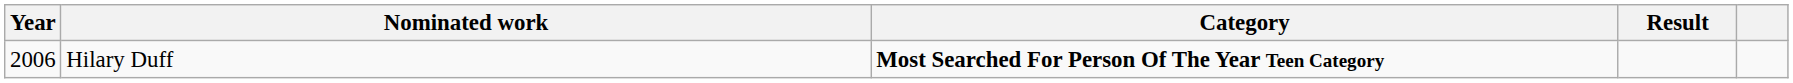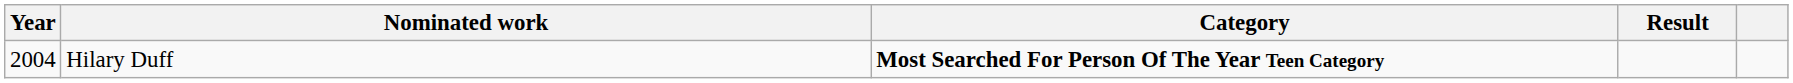(33, 58) 2006 -> (33, 58) 2004
